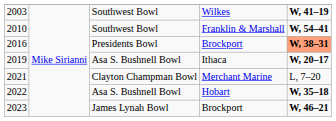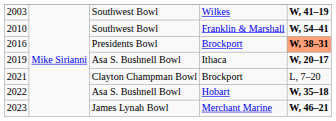(237, 76) Merchant Marine -> (222, 76) Brockport
(222, 108) Brockport -> (237, 108) Merchant Marine
